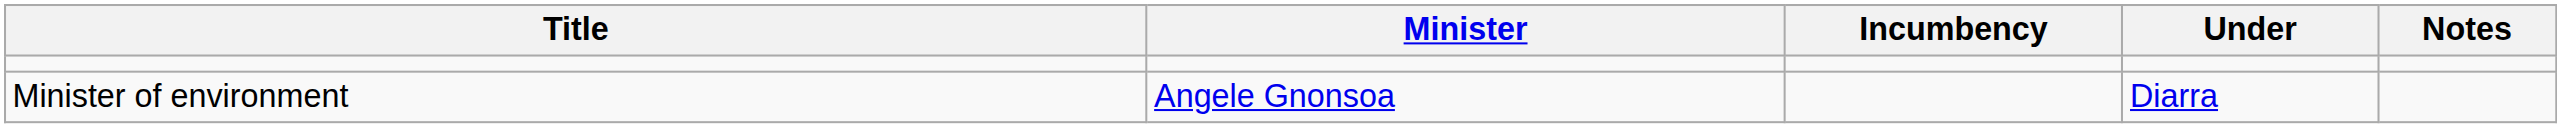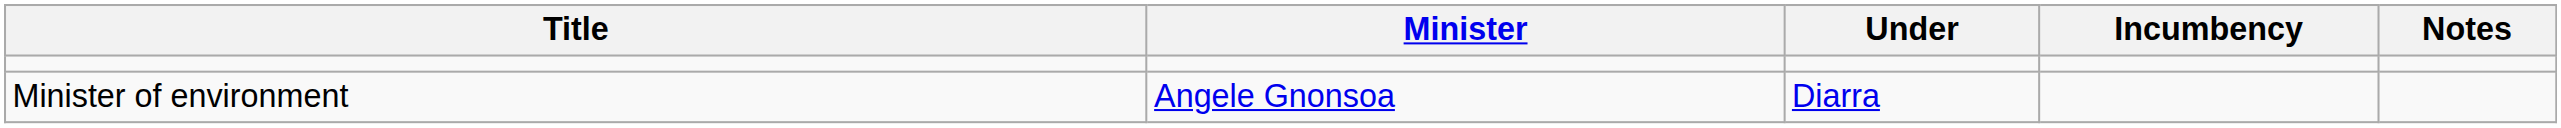columns swapped: (1954, 30) <-> (2250, 30)
